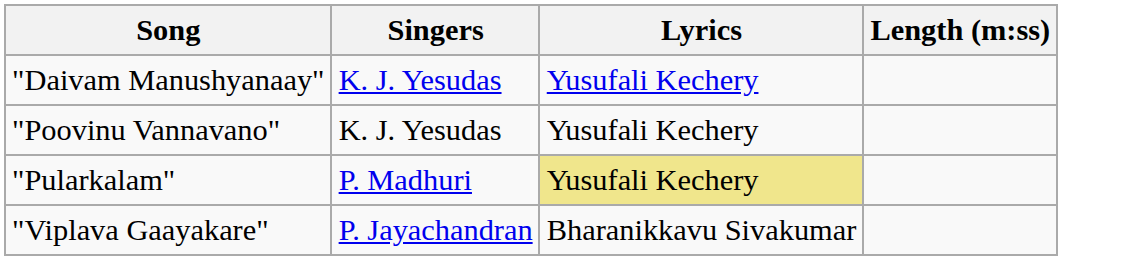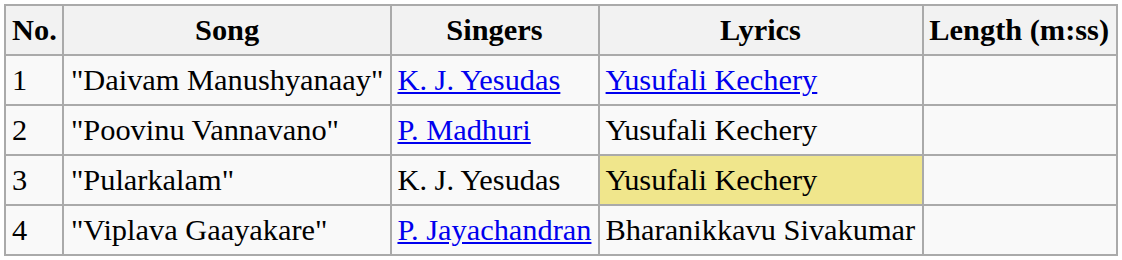+ column: (34, 29)
(420, 130) K. J. Yesudas -> (464, 130) P. Madhuri
(405, 180) P. Madhuri -> (479, 180) K. J. Yesudas
